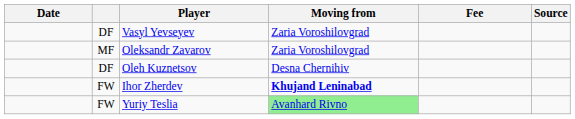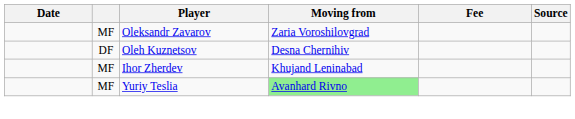- row: (158, 31)
(106, 86) FW -> (106, 68) MF
(321, 86) bold -> (317, 68) normal
(106, 104) FW -> (106, 86) MF
